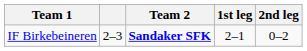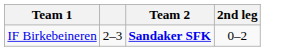- column: (235, 14)
